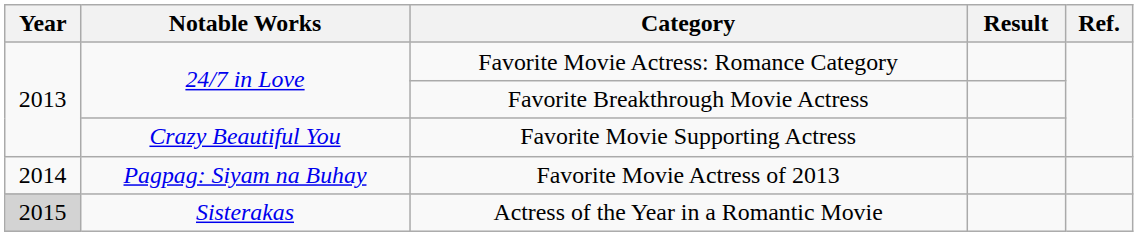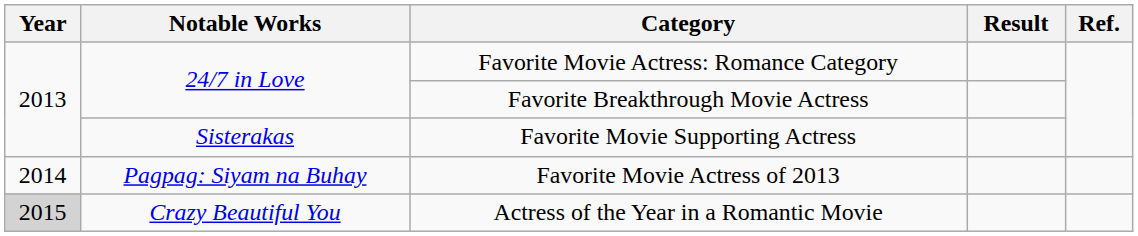(245, 136) Crazy Beautiful You -> (245, 136) Sisterakas
(245, 212) Sisterakas -> (245, 212) Crazy Beautiful You
